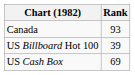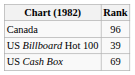(115, 29) 93 -> (115, 29) 96
